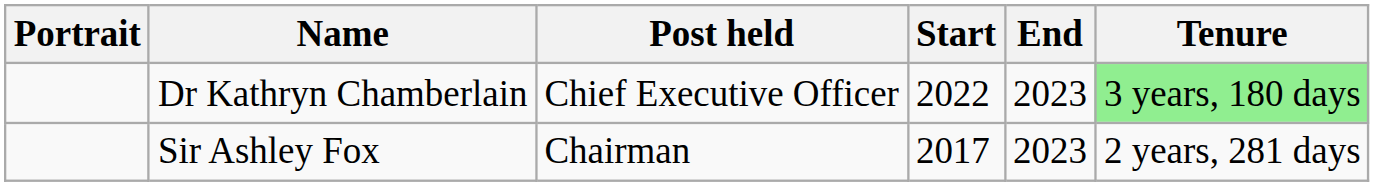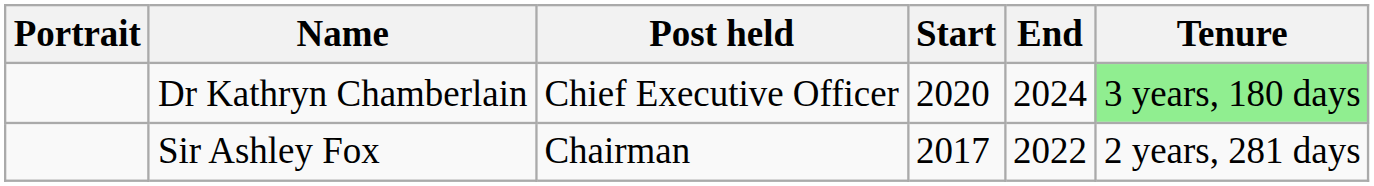(953, 92) 2022 -> (953, 92) 2020
(1050, 92) 2023 -> (1050, 92) 2024
(1050, 151) 2023 -> (1050, 151) 2022
